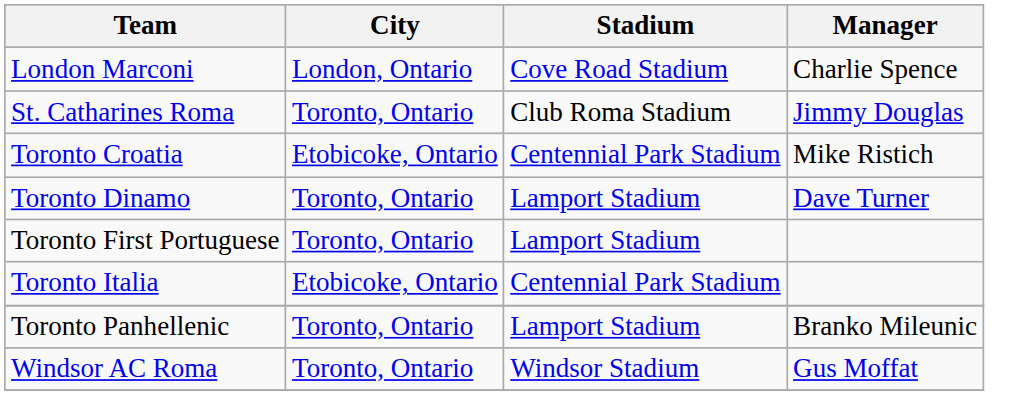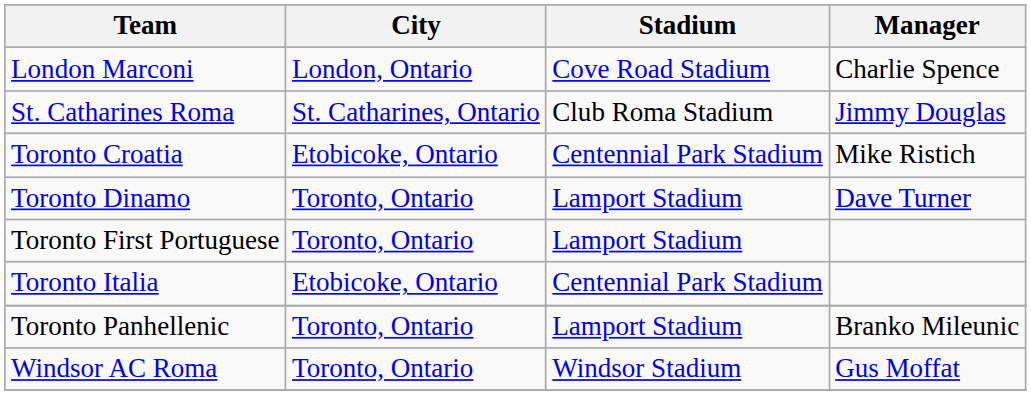(383, 111) Toronto, Ontario -> (416, 111) St. Catharines, Ontario
